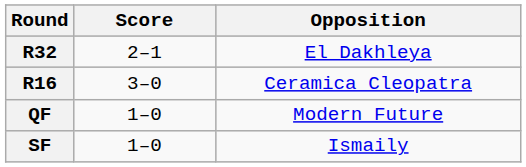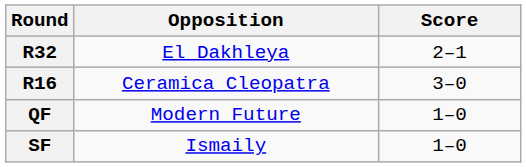columns swapped: (368, 21) <-> (144, 21)
